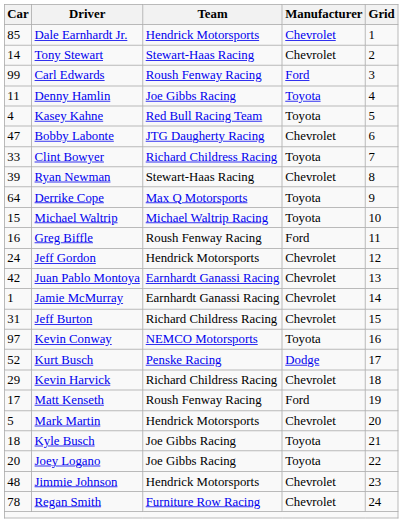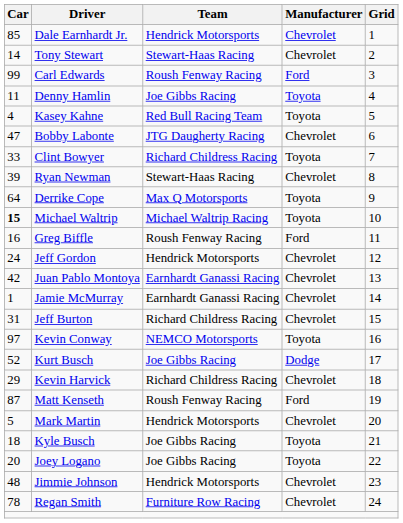(14, 217) normal -> (14, 217) bold
(184, 359) Penske Racing -> (191, 359) Joe Gibbs Racing
(14, 400) 17 -> (14, 400) 87
